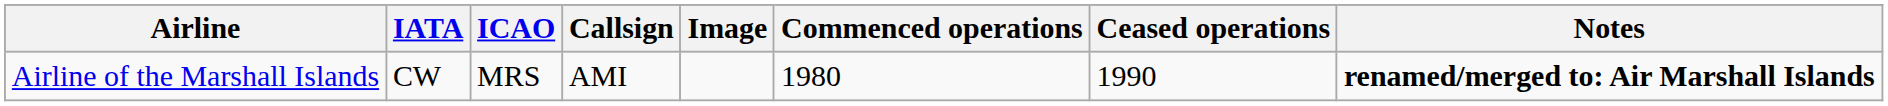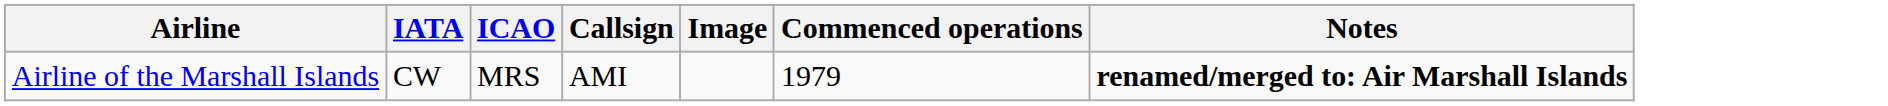- column: (1213, 28)
(811, 75) 1980 -> (811, 75) 1979
